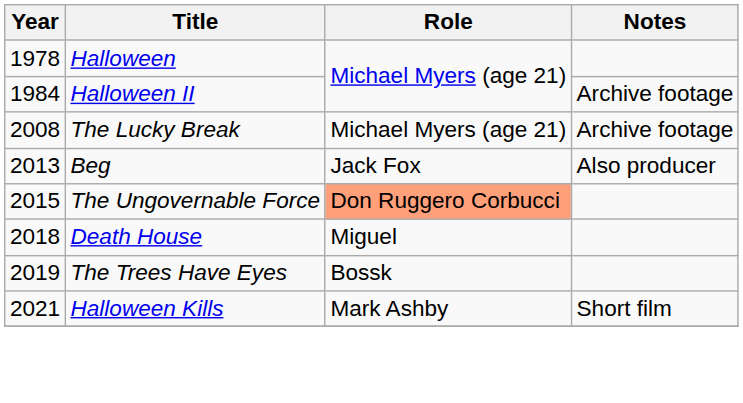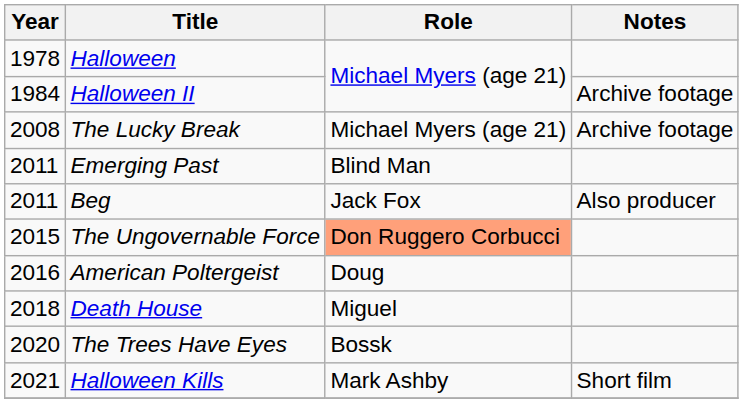+ row: (144, 165)
(35, 165) 2013 -> (34, 201) 2011
+ row: (175, 272)
(35, 272) 2019 -> (35, 344) 2020
